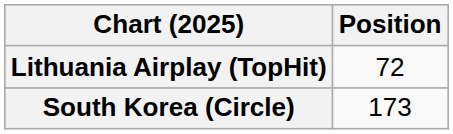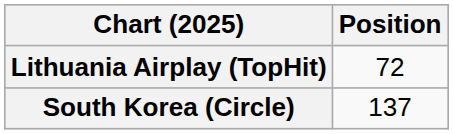(390, 107) 173 -> (390, 107) 137
